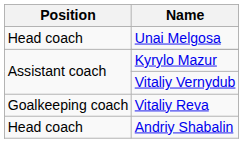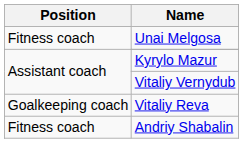(45, 37) Head coach -> (51, 37) Fitness coach
(45, 127) Head coach -> (51, 127) Fitness coach
